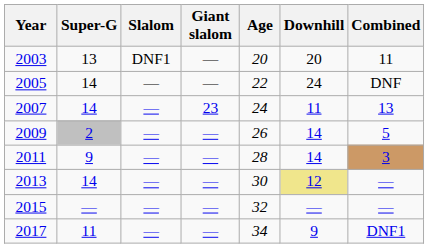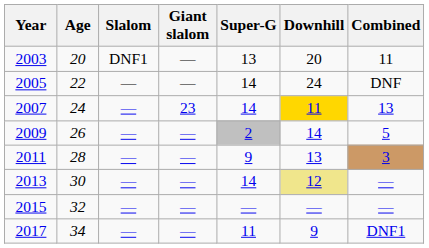columns swapped: (260, 25) <-> (89, 25)
(314, 108) no background -> (314, 108) gold background
(314, 157) 14 -> (314, 157) 13
